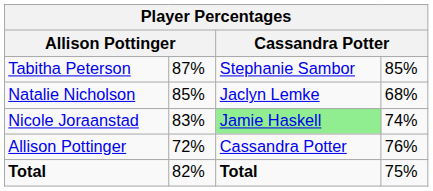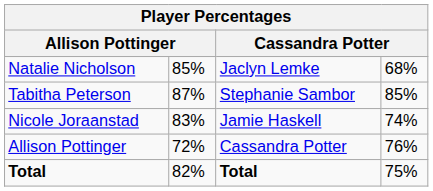rows swapped: (70, 69) <-> (72, 95)
(271, 120) lightgreen background -> (271, 120) no background
